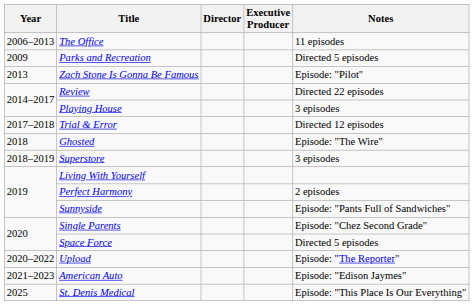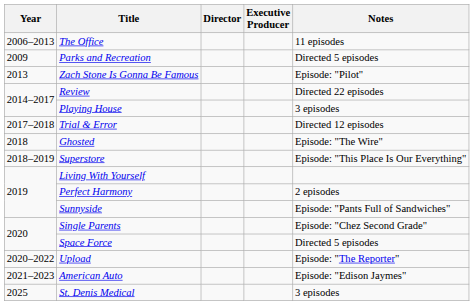(317, 158) 3 episodes -> (381, 158) Episode: "This Place Is Our Everything"
(381, 292) Episode: "This Place Is Our Everything" -> (317, 292) 3 episodes
